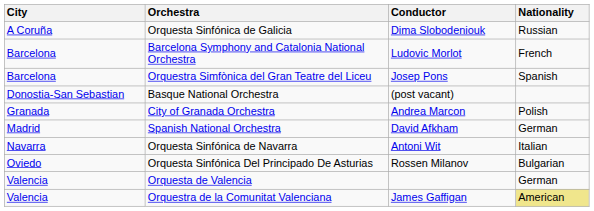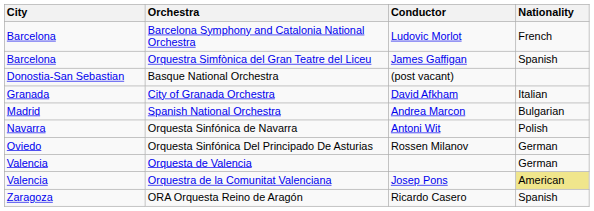- row: (220, 30)
(419, 77) Josep Pons -> (429, 59) James Gaffigan
(428, 111) Andrea Marcon -> (424, 94) David Afkham
(533, 111) Polish -> (533, 94) Italian
(424, 128) David Afkham -> (428, 111) Andrea Marcon
(538, 128) German -> (541, 111) Bulgarian
(533, 146) Italian -> (533, 128) Polish
(541, 163) Bulgarian -> (538, 146) German
(429, 197) James Gaffigan -> (419, 180) Josep Pons
+ row: (225, 197)
